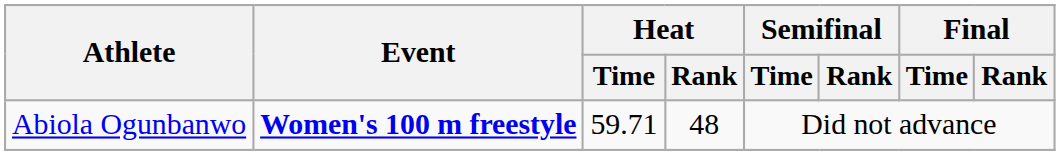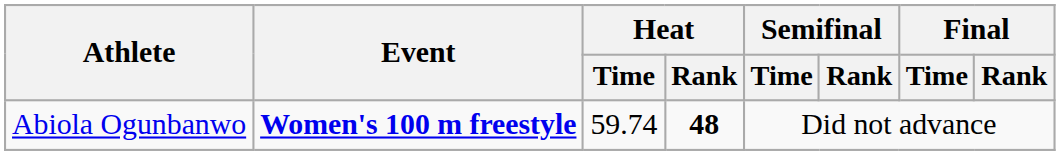(624, 125) 59.71 -> (624, 125) 59.74
(704, 125) normal -> (704, 125) bold
